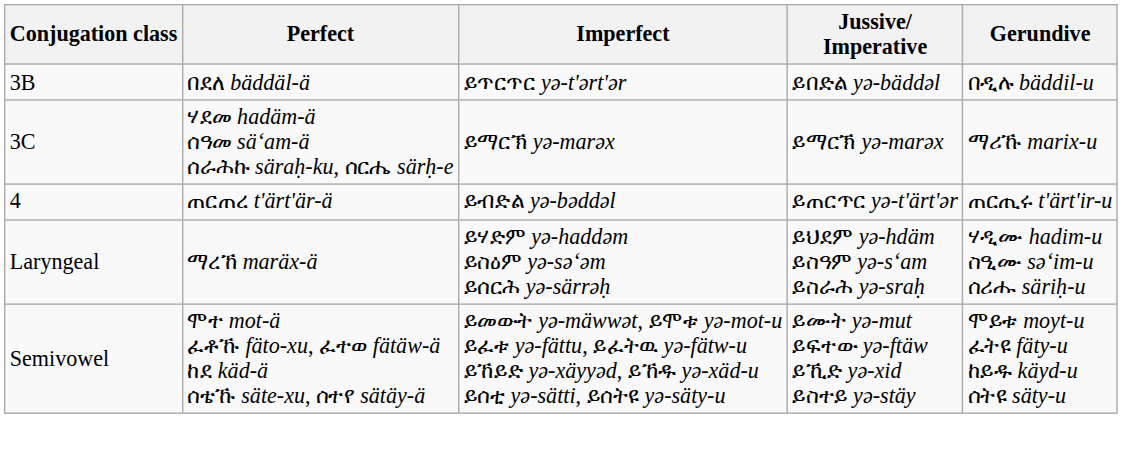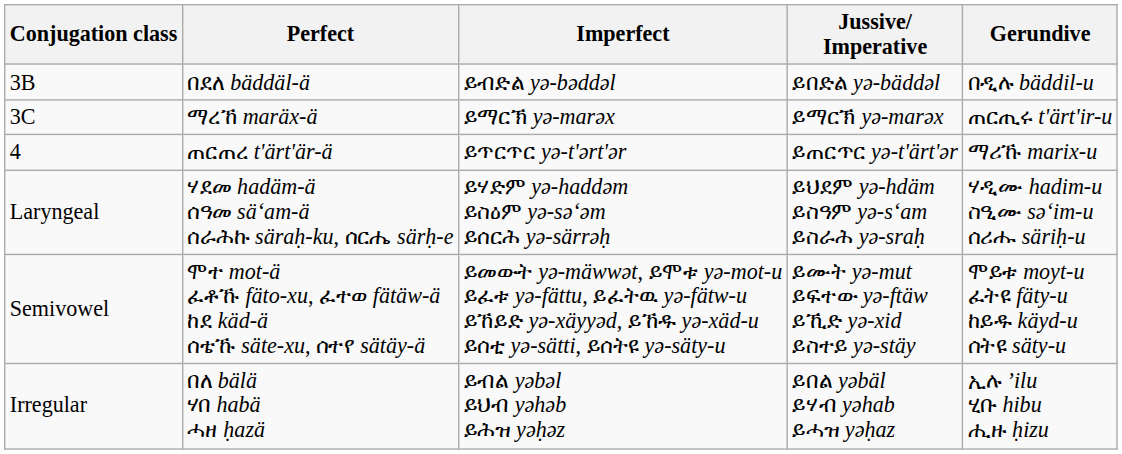(545, 81) ይጥርጥር yǝ-t'ǝrt'ǝr -> (540, 81) ይብድል yǝ-bǝddǝl
(320, 141) ሃደመ hadäm-ä ሰዓመ sä‘am-ä ሰራሕኩ säraḥ-ku, ሰርሔ särḥ-e -> (252, 116) ማረኸ maräx-ä
(1033, 141) ማሪኹ marix-u -> (1040, 116) ጠርጢሩ t'ärt'ir-u
(540, 201) ይብድል yǝ-bǝddǝl -> (545, 151) ይጥርጥር yǝ-t'ǝrt'ǝr
(1040, 201) ጠርጢሩ t'ärt'ir-u -> (1033, 151) ማሪኹ marix-u
(252, 261) ማረኸ maräx-ä -> (320, 211) ሃደመ hadäm-ä ሰዓመ sä‘am-ä ሰራሕኩ säraḥ-ku, ሰርሔ särḥ-e
+ row: (48, 405)
